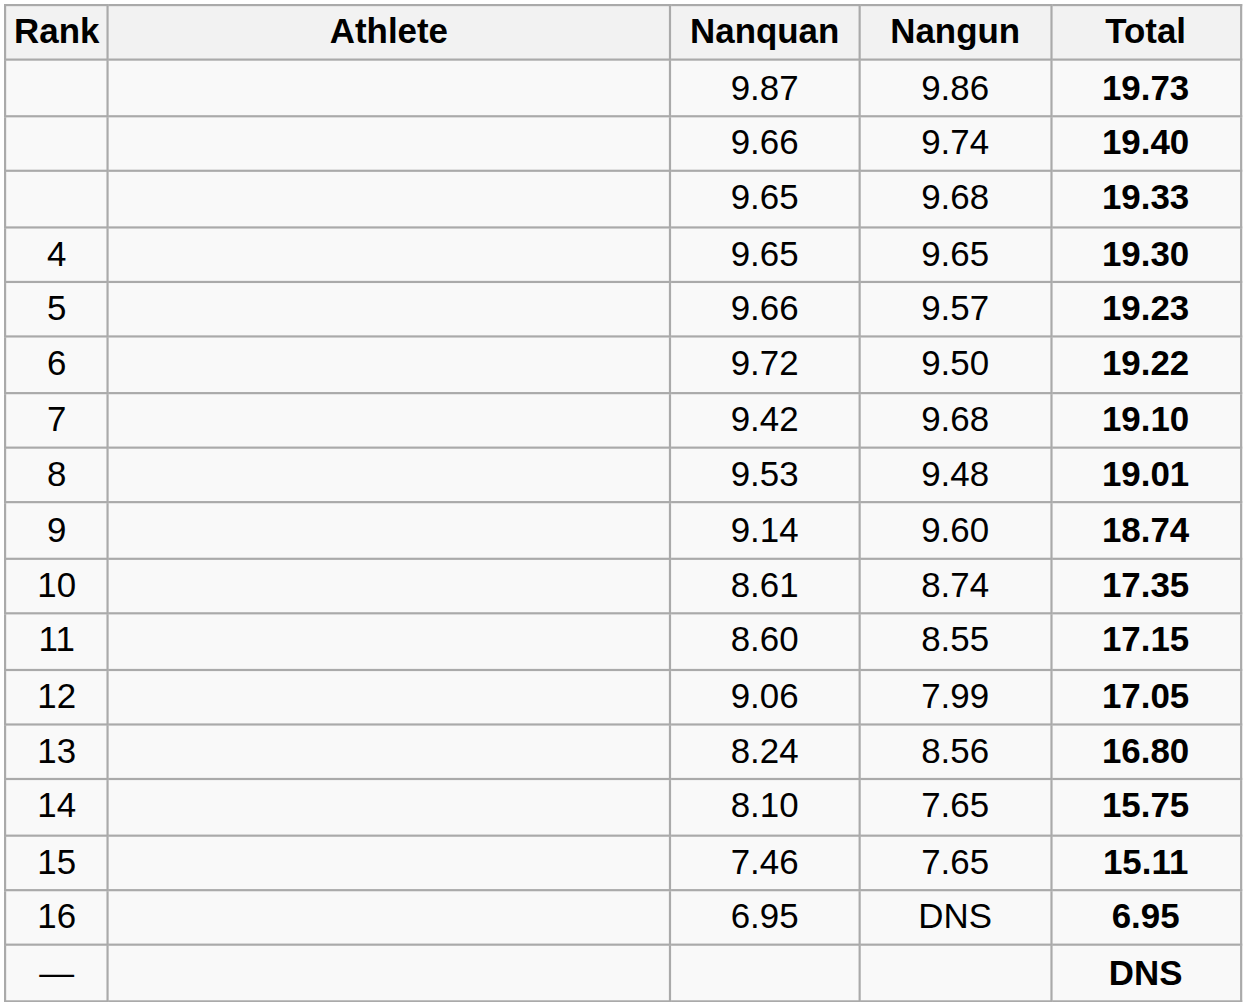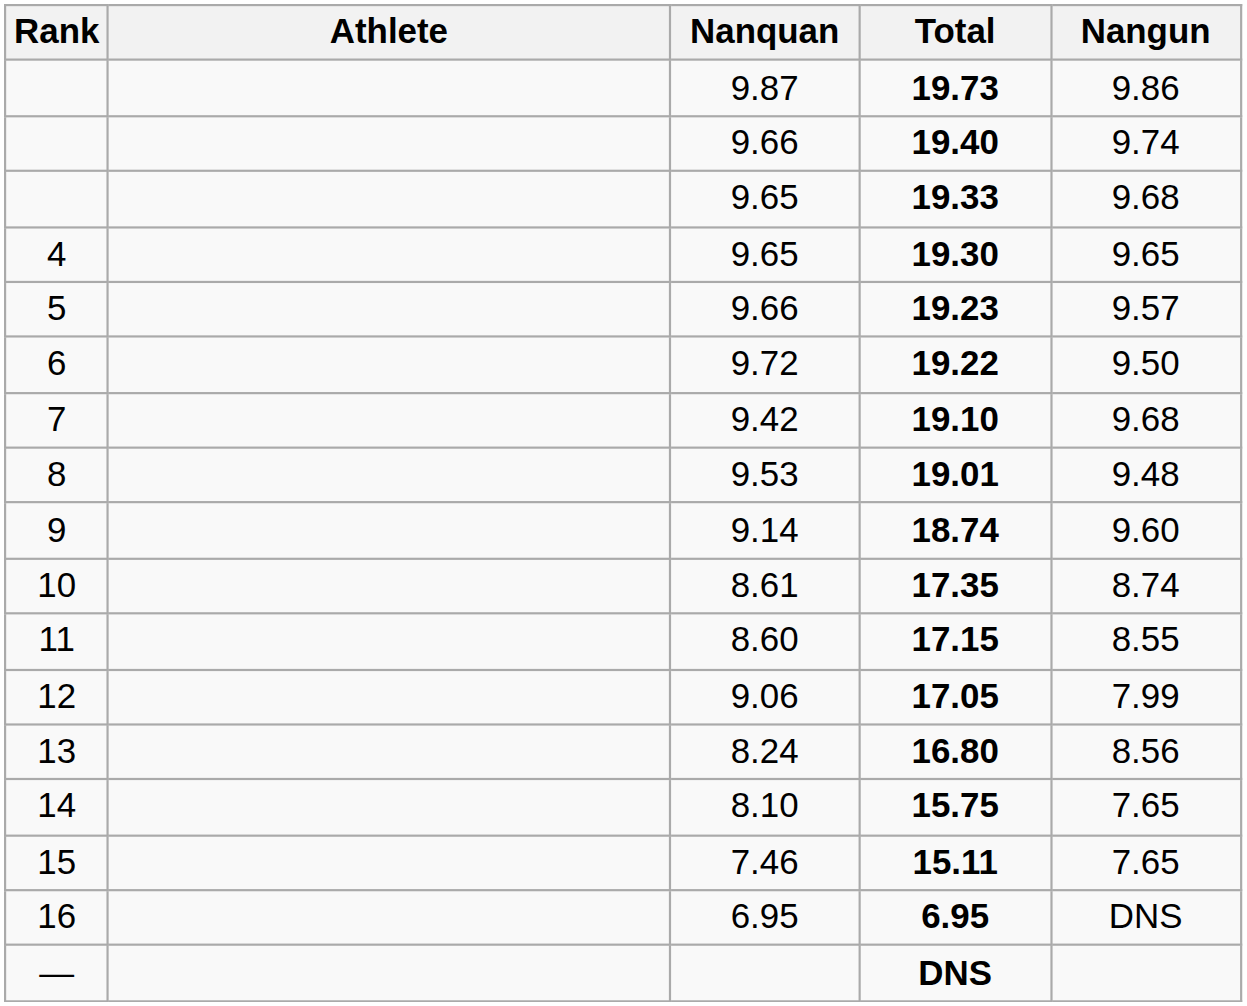columns swapped: (955, 32) <-> (1146, 32)
